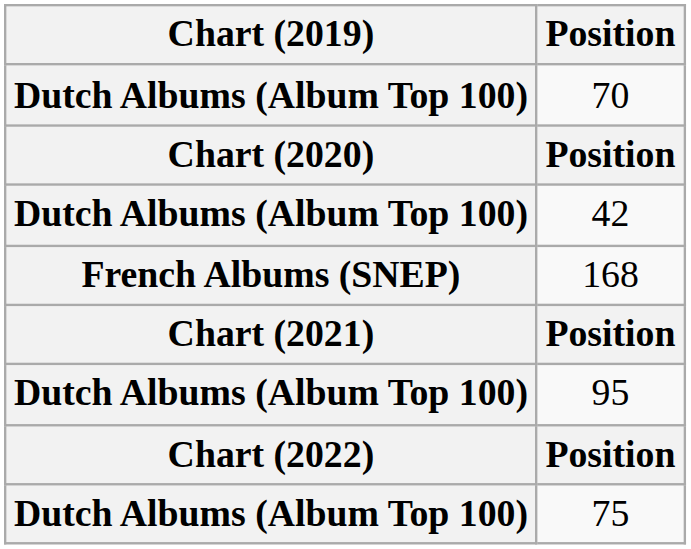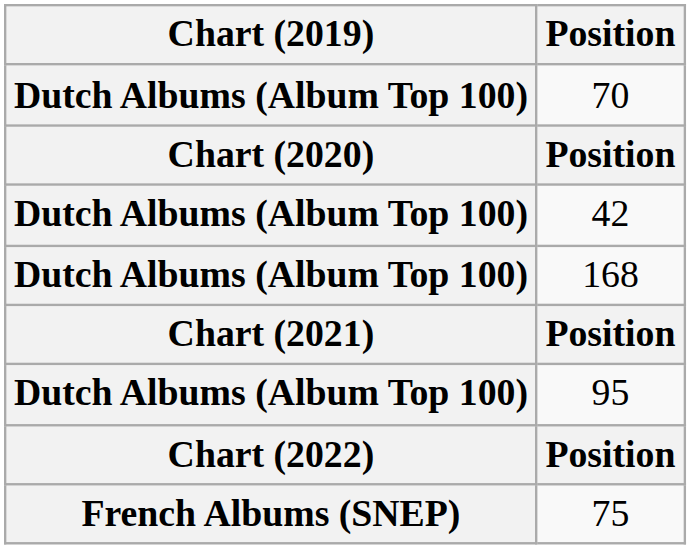(271, 273) French Albums (SNEP) -> (271, 273) Dutch Albums (Album Top 100)
(271, 513) Dutch Albums (Album Top 100) -> (271, 513) French Albums (SNEP)
